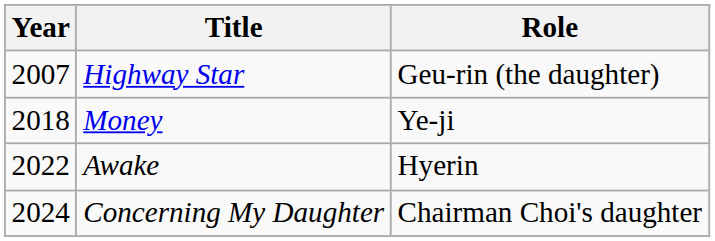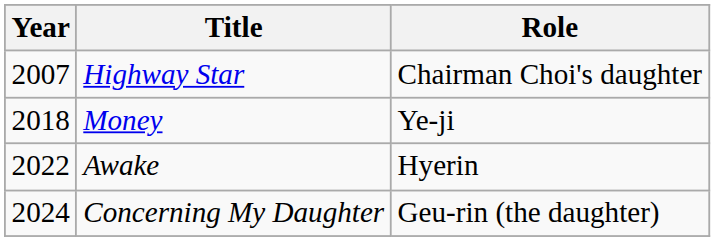(529, 73) Geu-rin (the daughter) -> (550, 73) Chairman Choi's daughter
(550, 212) Chairman Choi's daughter -> (529, 212) Geu-rin (the daughter)
